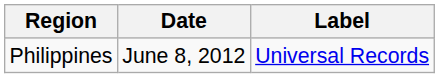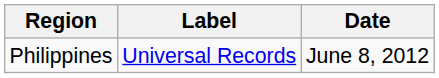columns swapped: (184, 21) <-> (342, 21)
